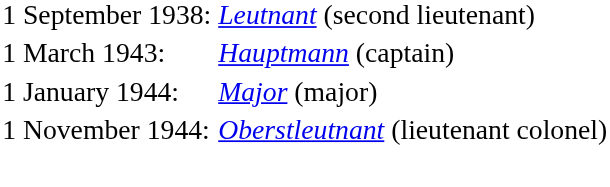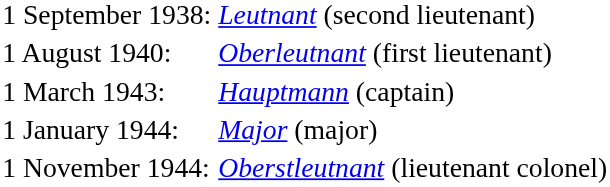+ row: (87, 53)
